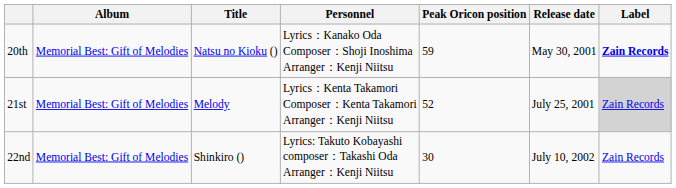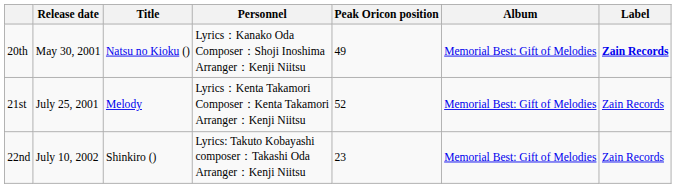columns swapped: (564, 14) <-> (112, 14)
(428, 51) 59 -> (340, 51) 49
(633, 104) lightgrey background -> (633, 104) no background
(428, 157) 30 -> (340, 157) 23
